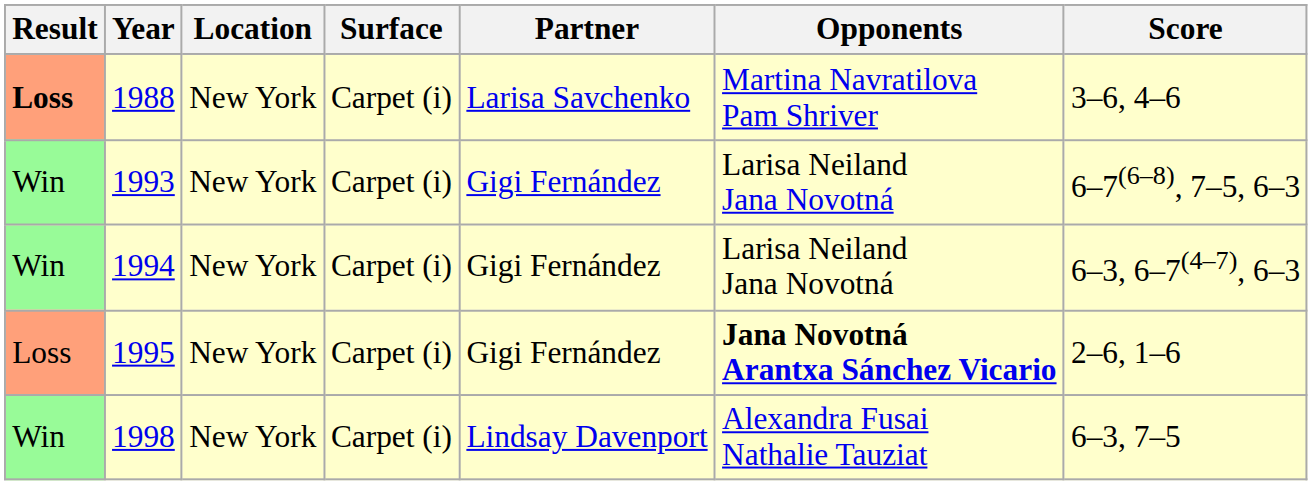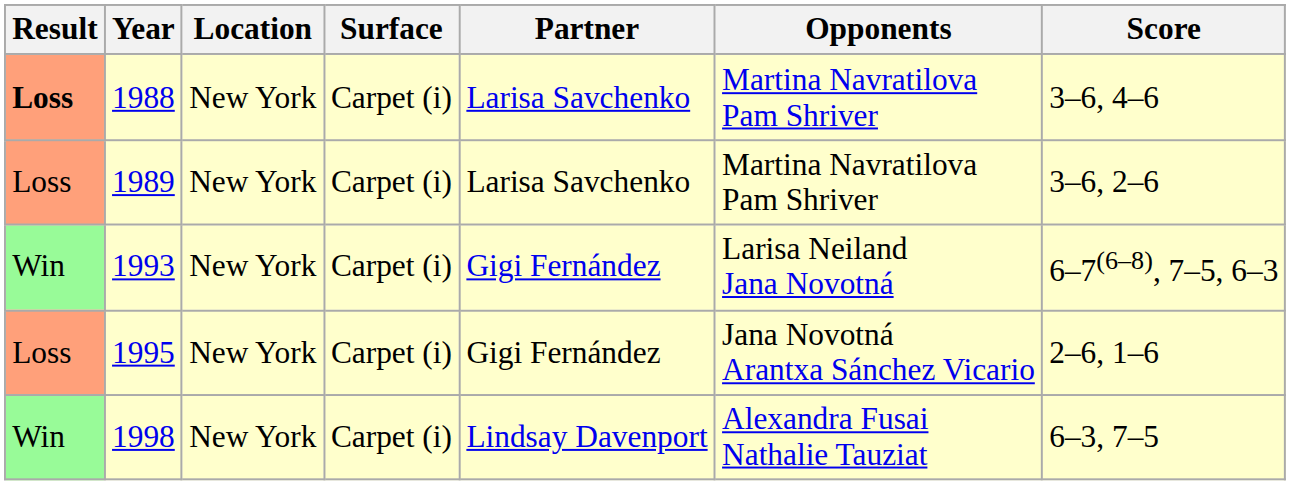+ row: (143, 181)
- row: (143, 266)
(889, 351) bold -> (878, 351) normal
